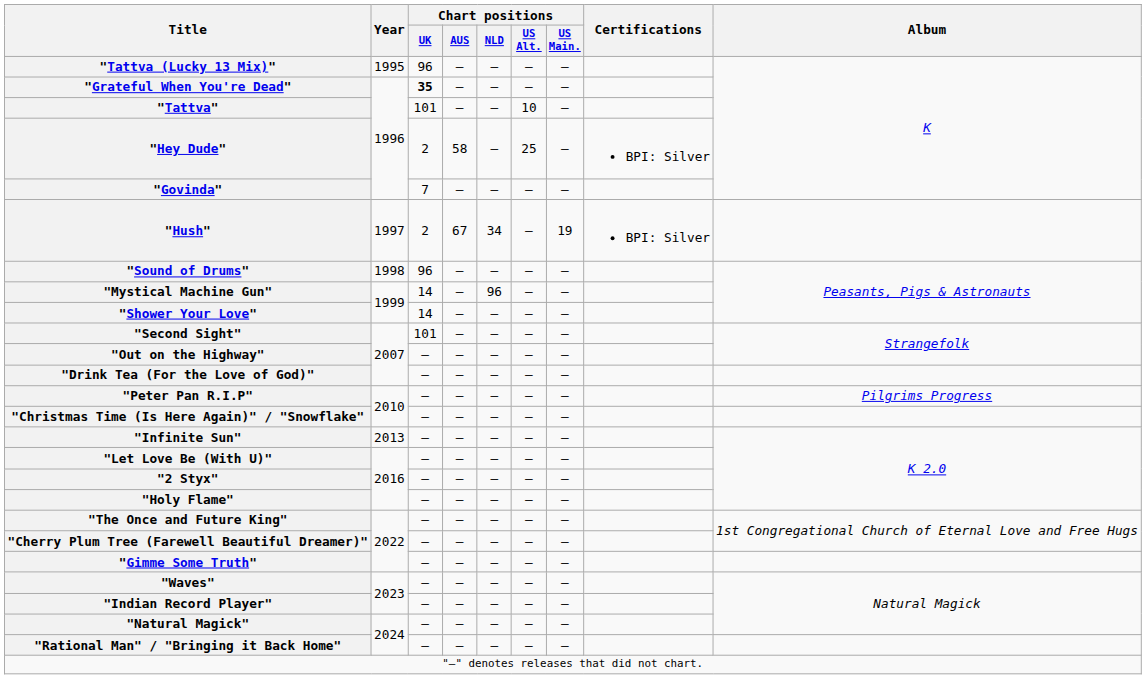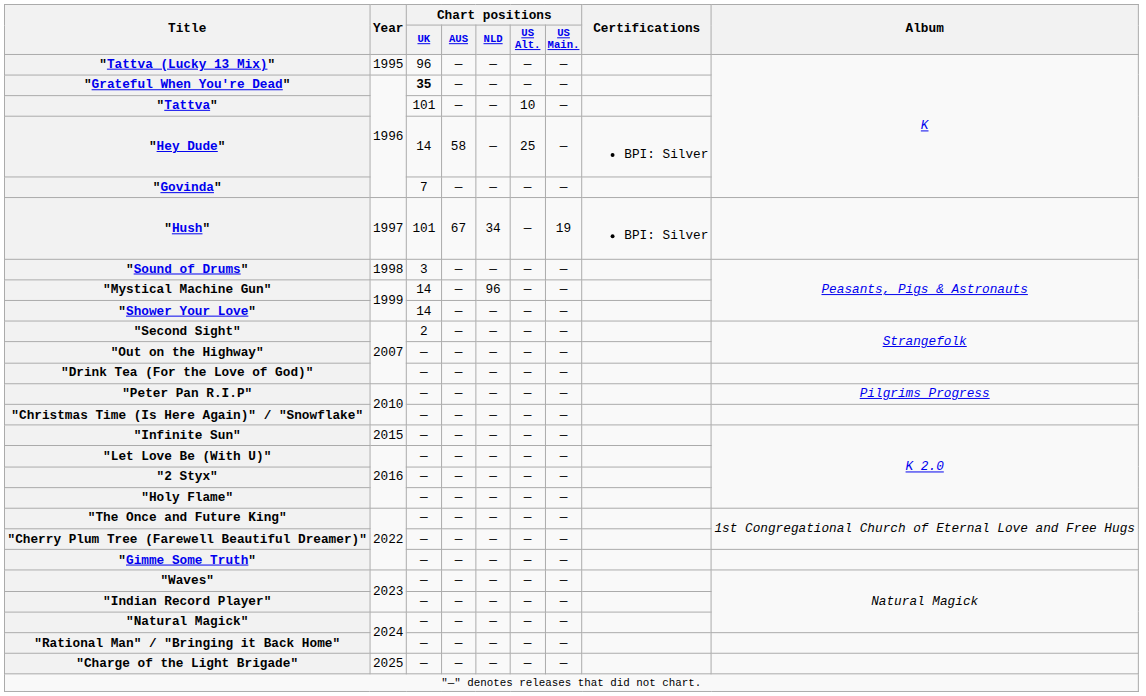(425, 149) 2 -> (424, 147) 14
(425, 230) 2 -> (424, 228) 101
(425, 271) 96 -> (424, 269) 3
(425, 334) 101 -> (424, 332) 2
(389, 437) 2013 -> (388, 435) 2015
+ row: (187, 664)
